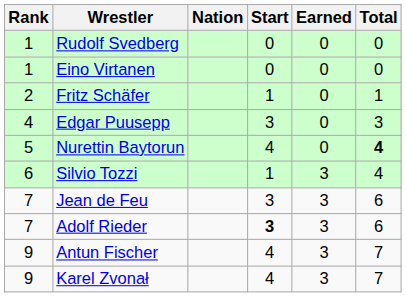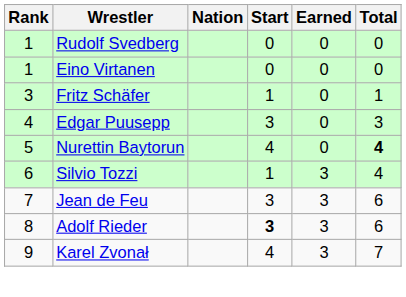(28, 95) 2 -> (28, 95) 3
(28, 226) 7 -> (28, 226) 8
- row: (107, 252)
